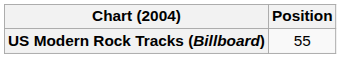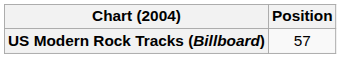(302, 41) 55 -> (302, 41) 57
